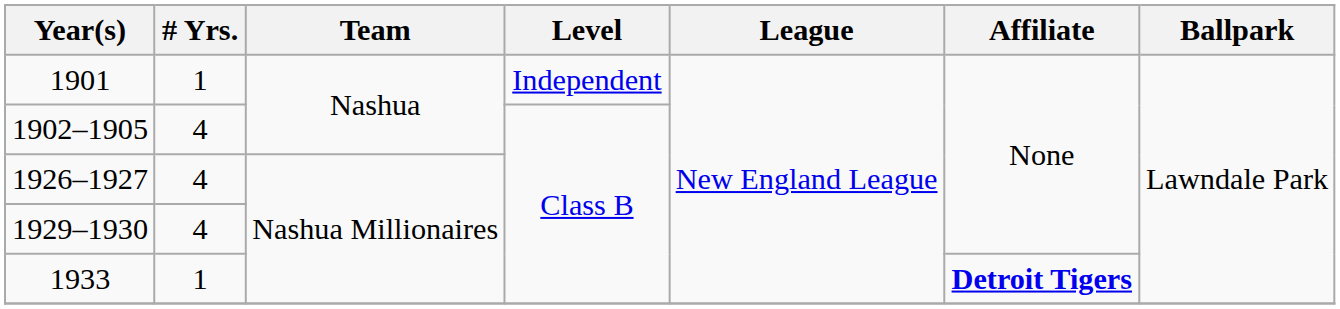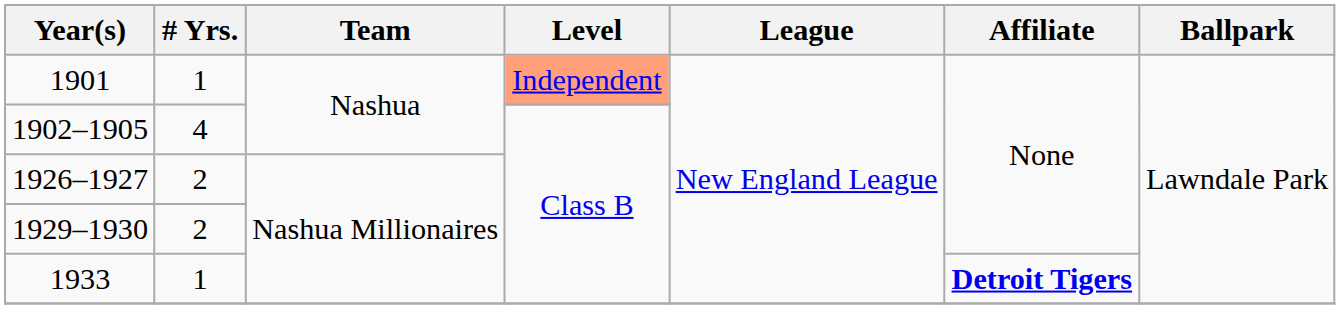(587, 79) no background -> (587, 79) lightsalmon background
(200, 179) 4 -> (200, 179) 2
(200, 229) 4 -> (200, 229) 2
